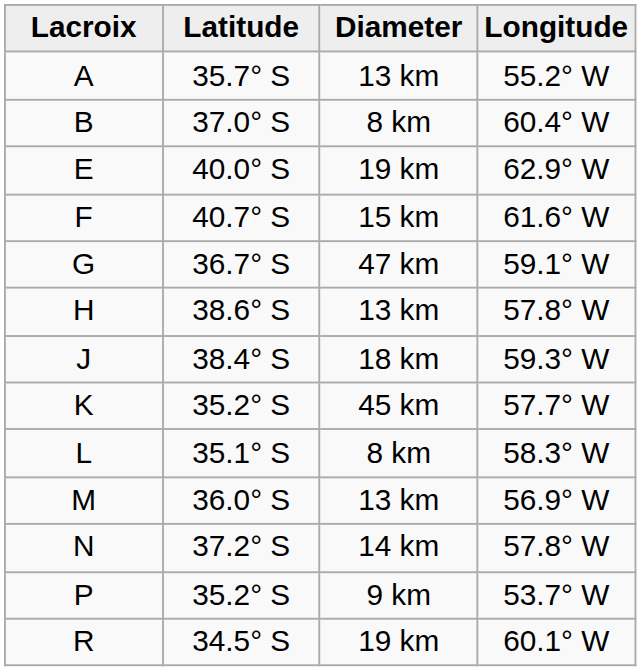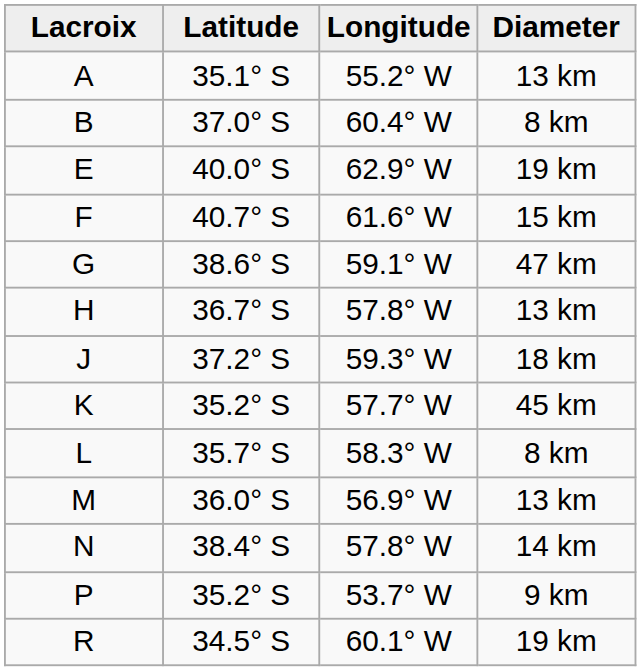columns swapped: (556, 28) <-> (399, 28)
(241, 75) 35.7° S -> (241, 75) 35.1° S
(241, 264) 36.7° S -> (241, 264) 38.6° S
(241, 311) 38.6° S -> (241, 311) 36.7° S
(241, 358) 38.4° S -> (241, 358) 37.2° S
(241, 452) 35.1° S -> (241, 452) 35.7° S
(241, 547) 37.2° S -> (241, 547) 38.4° S
